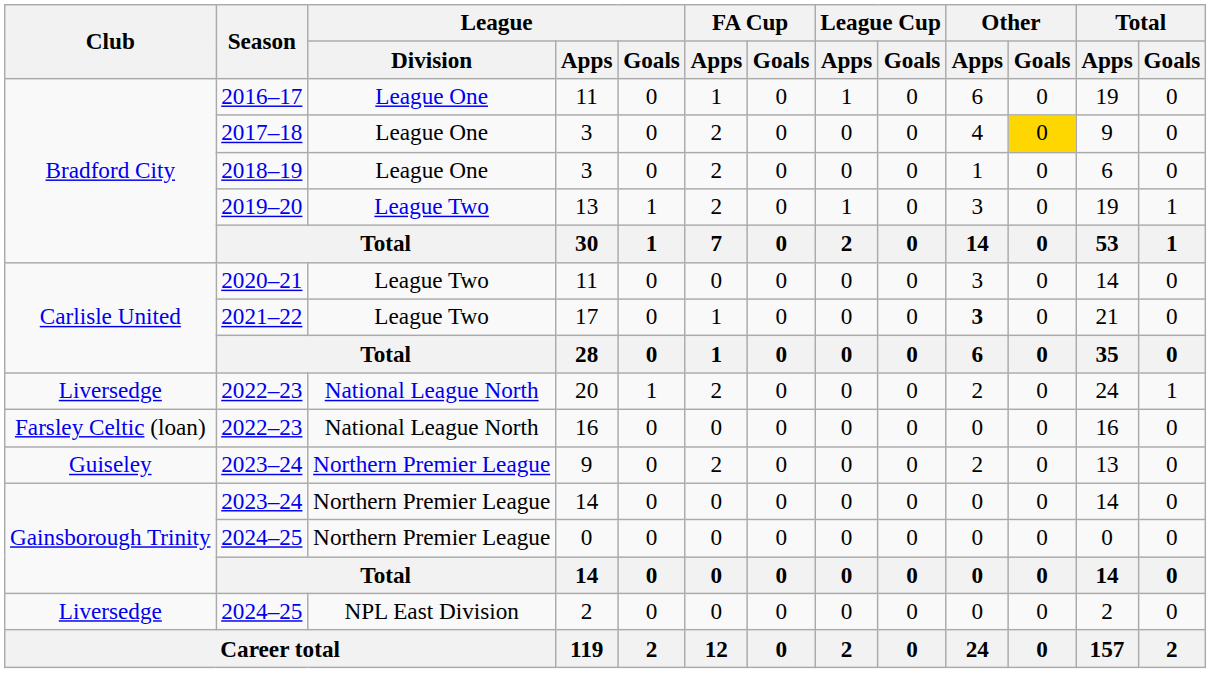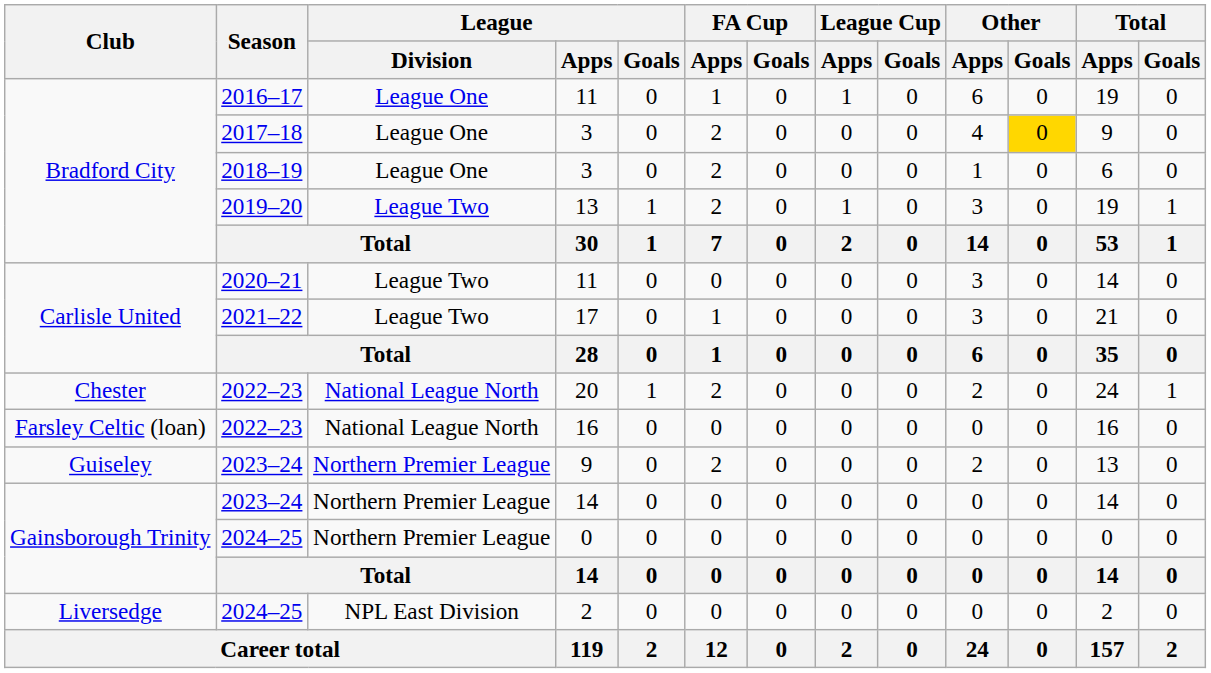(977, 317) bold -> (977, 317) normal
(110, 390) Liversedge -> (110, 390) Chester
